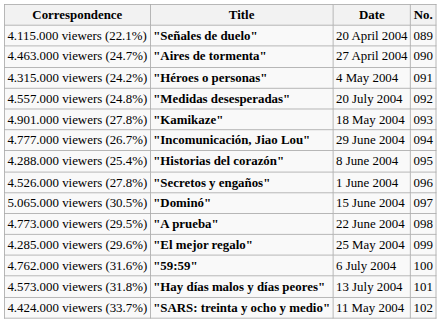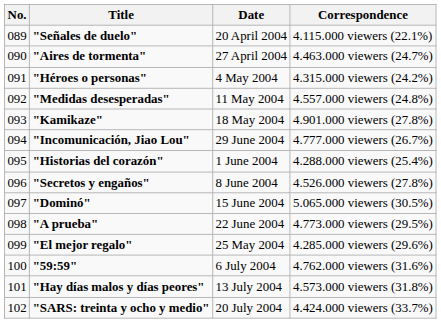columns swapped: (423, 14) <-> (77, 14)
(369, 98) 20 July 2004 -> (250, 98) 11 May 2004
(367, 160) 8 June 2004 -> (247, 160) 1 June 2004
(367, 181) 1 June 2004 -> (247, 181) 8 June 2004
(370, 307) 11 May 2004 -> (249, 307) 20 July 2004
